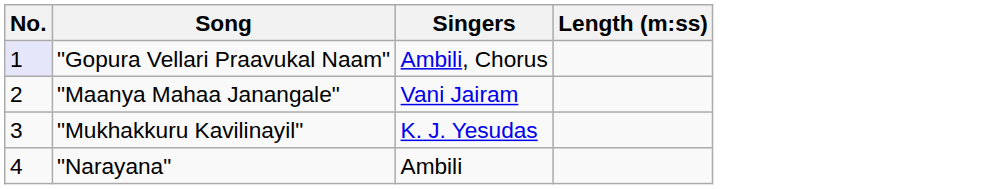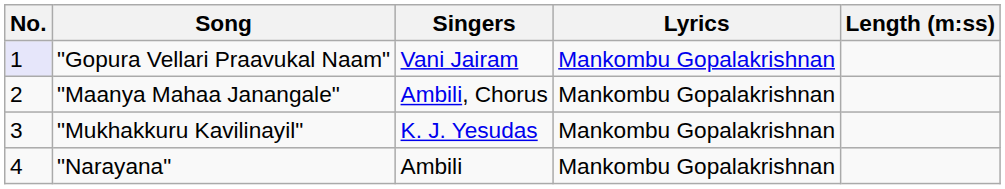+ column: (697, 23)
(474, 59) Ambili, Chorus -> (459, 59) Vani Jairam
(459, 95) Vani Jairam -> (474, 95) Ambili, Chorus
